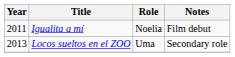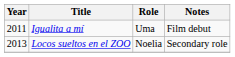(149, 28) Noelia -> (145, 28) Uma
(145, 44) Uma -> (149, 44) Noelia
